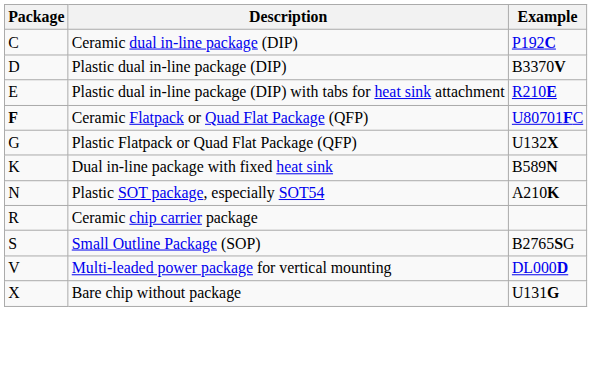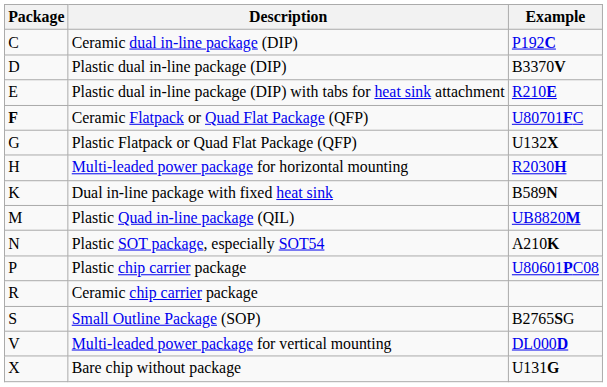+ row: (240, 167)
+ row: (183, 218)
+ row: (159, 268)
